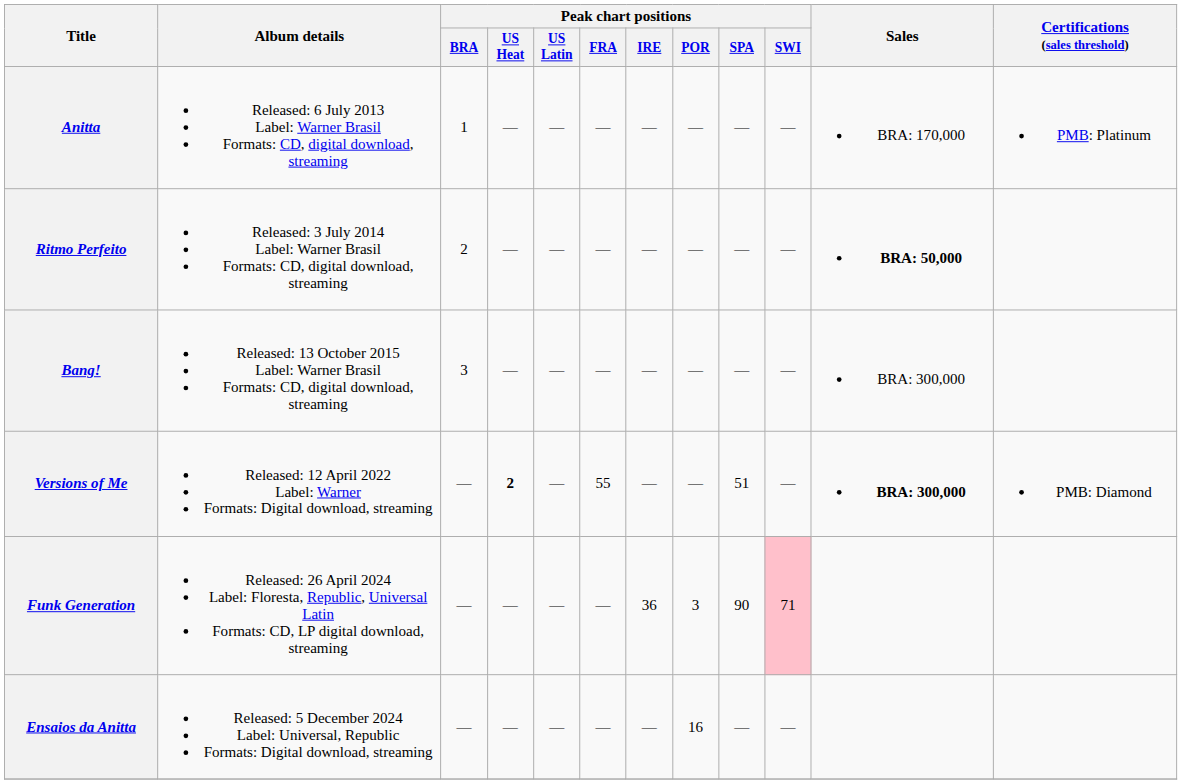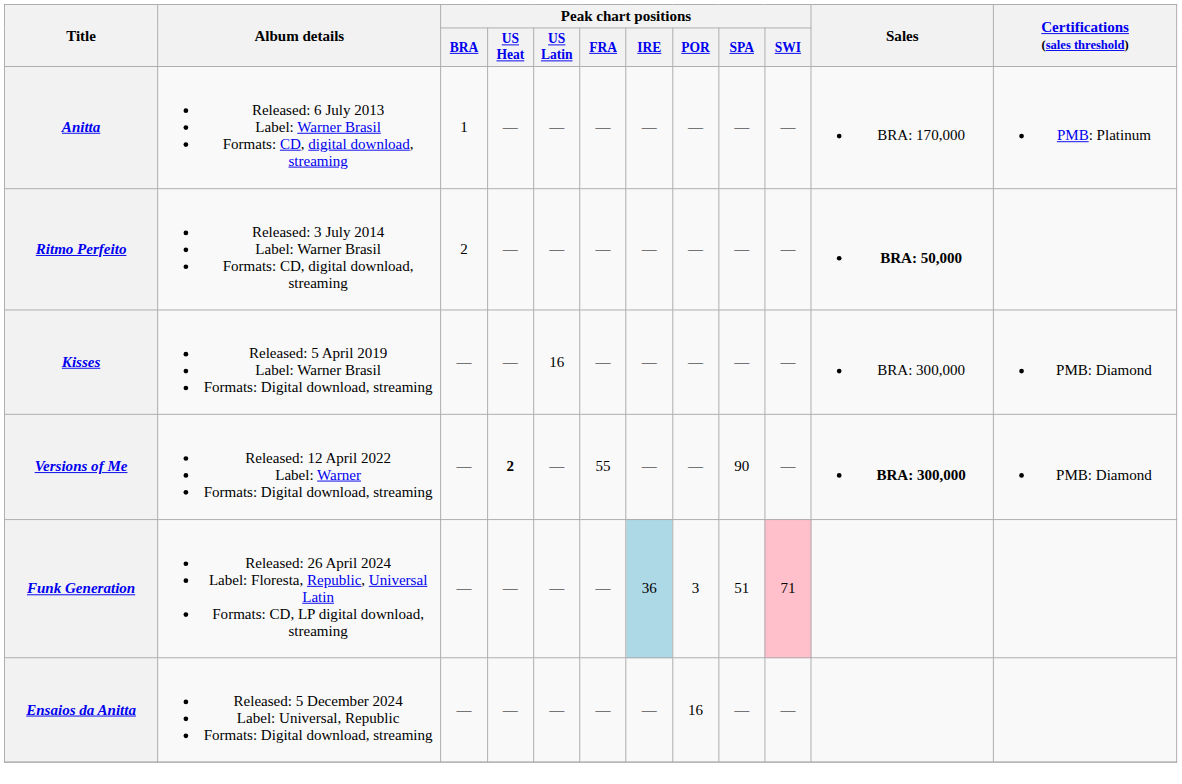- row: (81, 370)
+ row: (81, 362)
(742, 483) 51 -> (742, 466) 90
(649, 605) no background -> (649, 588) lightblue background
(742, 605) 90 -> (742, 588) 51
